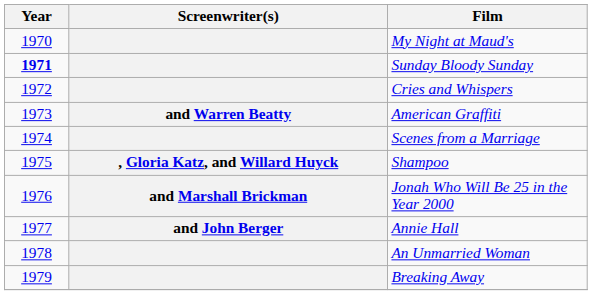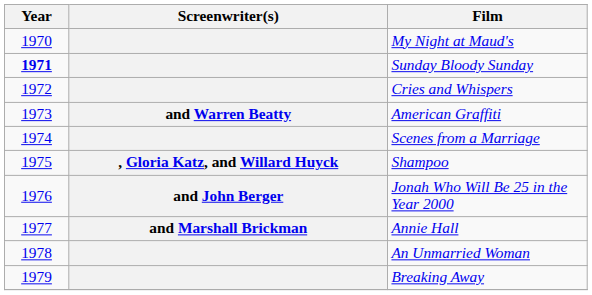(228, 195) and Marshall Brickman -> (228, 195) and John Berger
(228, 228) and John Berger -> (228, 228) and Marshall Brickman
